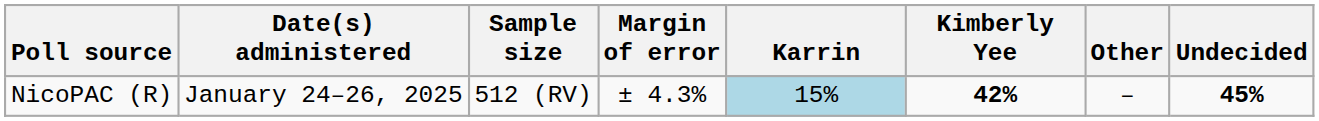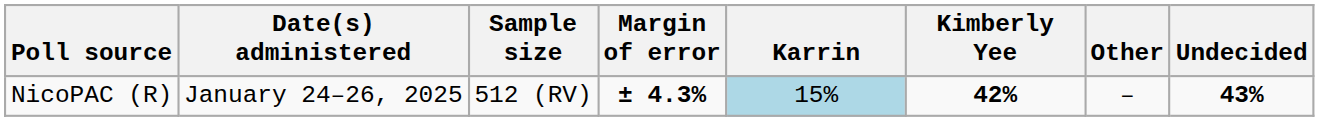(662, 96) normal -> (662, 96) bold
(1242, 96) 45% -> (1242, 96) 43%
